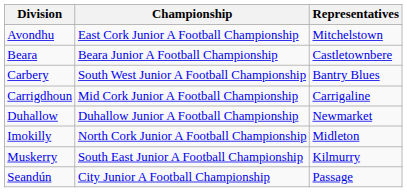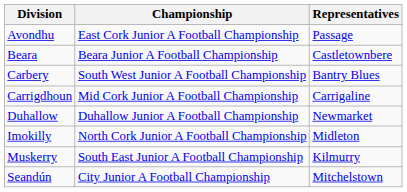(348, 34) Mitchelstown -> (333, 34) Passage
(333, 177) Passage -> (348, 177) Mitchelstown
